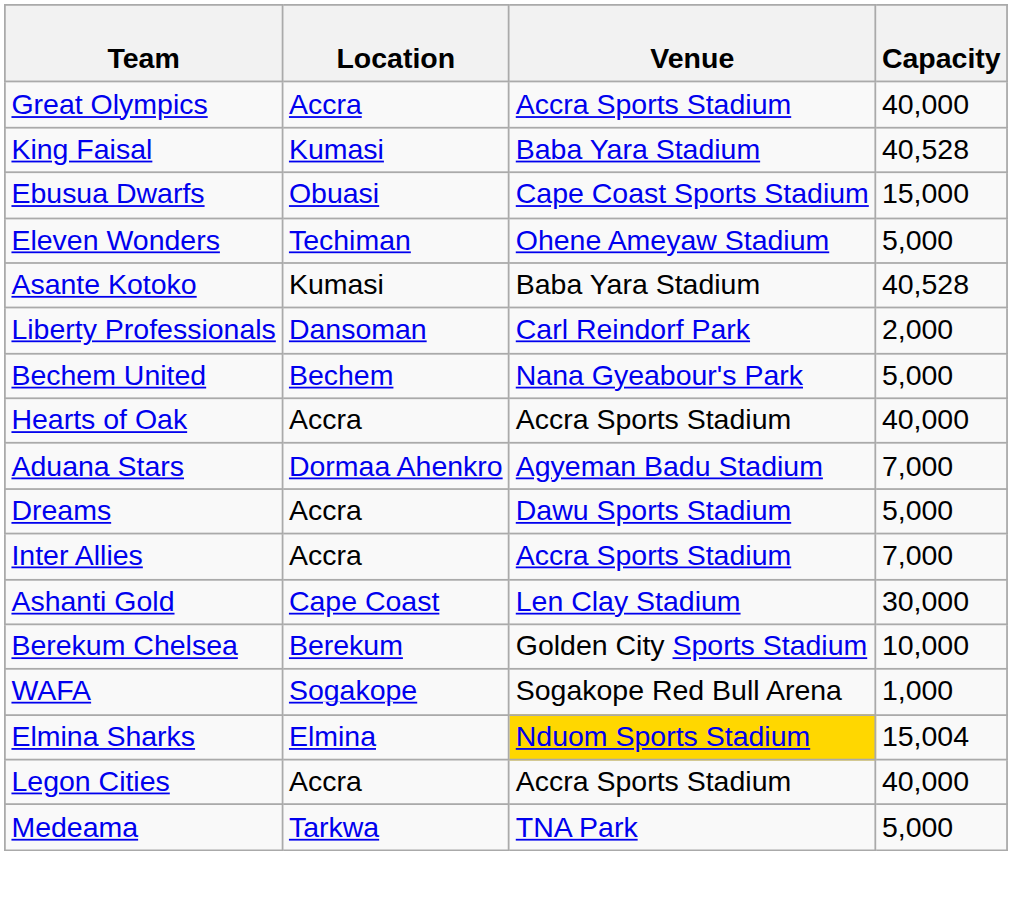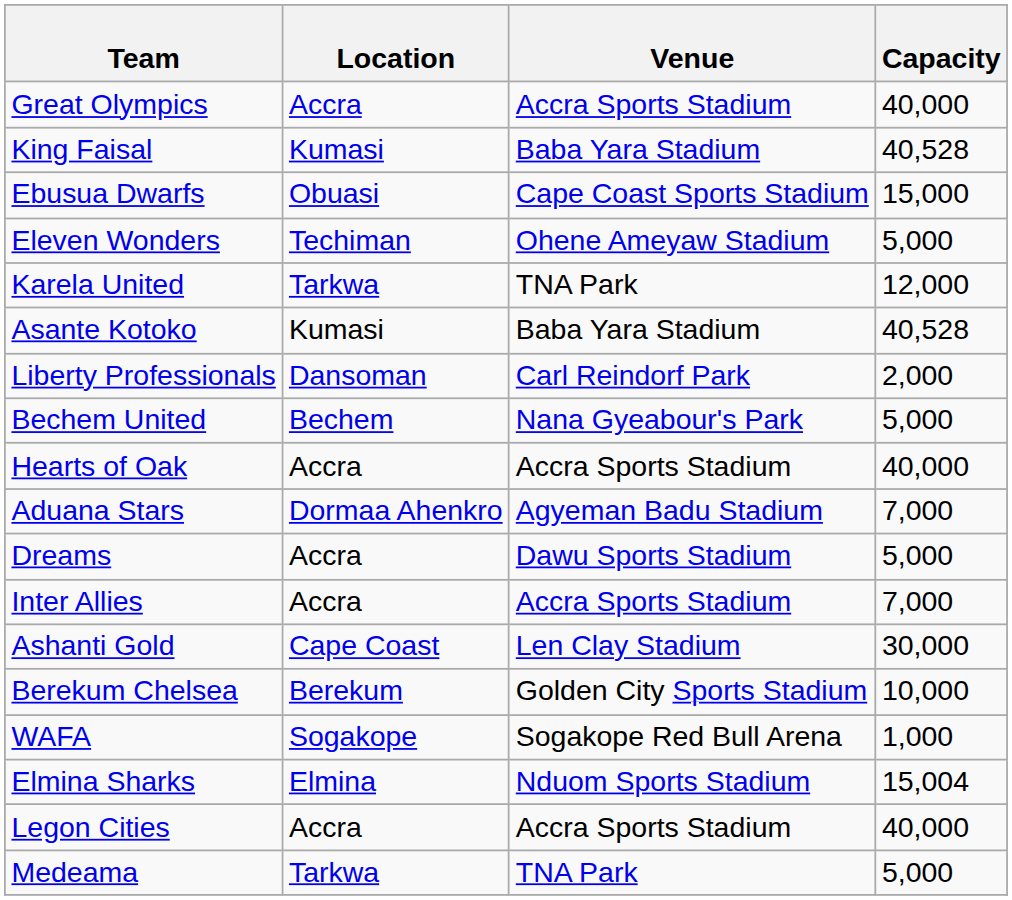+ row: (98, 284)
(663, 736) gold background -> (663, 781) no background
